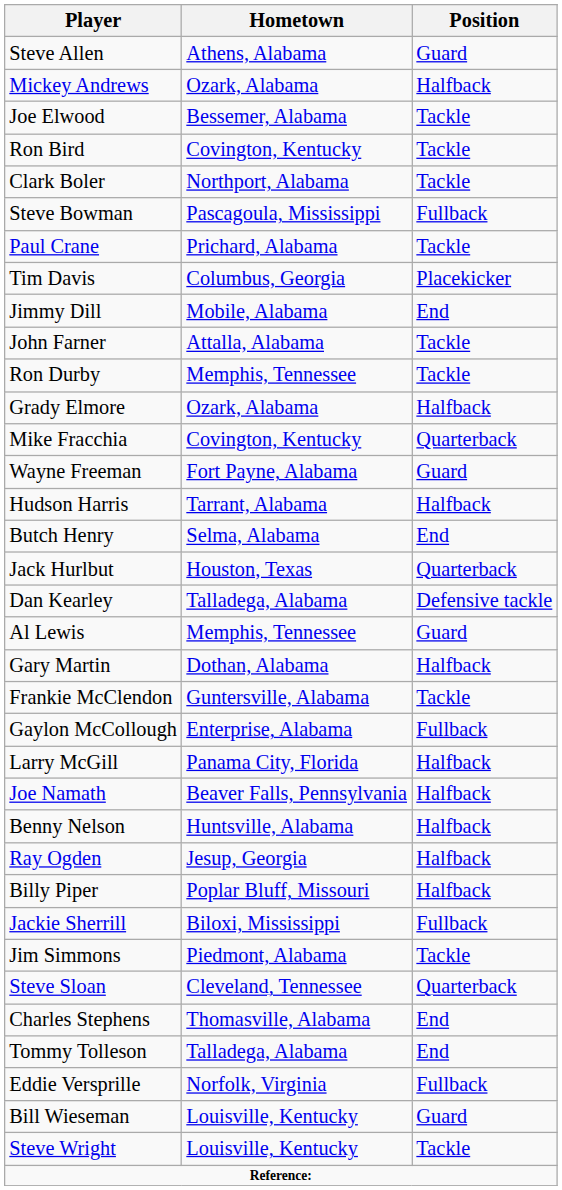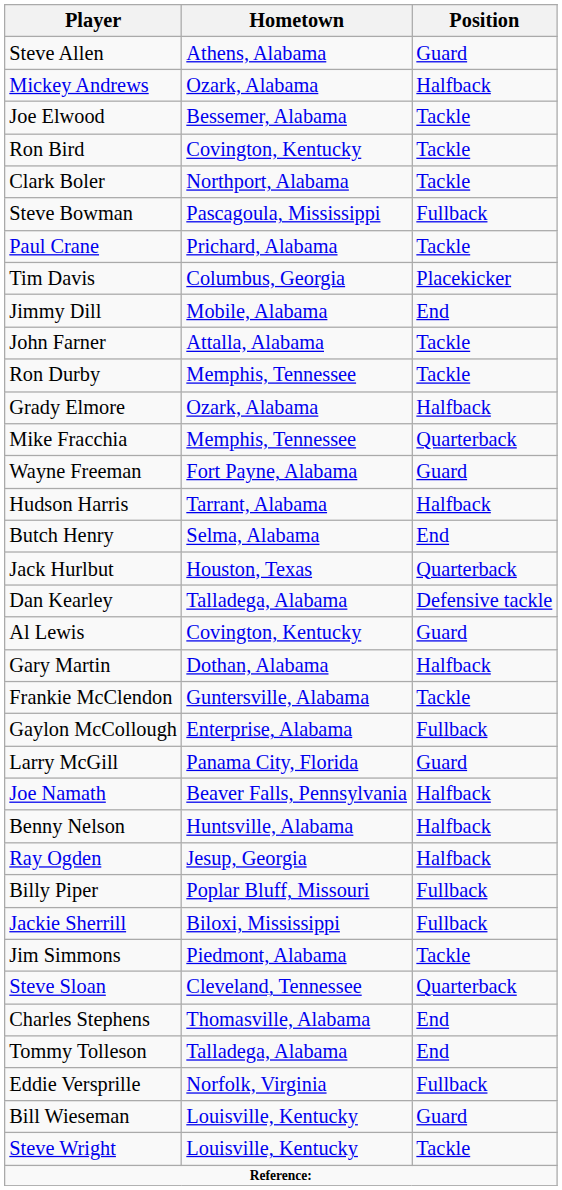(274, 439) Covington, Kentucky -> (271, 439) Memphis, Tennessee
(271, 632) Memphis, Tennessee -> (274, 632) Covington, Kentucky
(454, 761) Halfback -> (442, 761) Guard
(454, 890) Halfback -> (452, 890) Fullback
